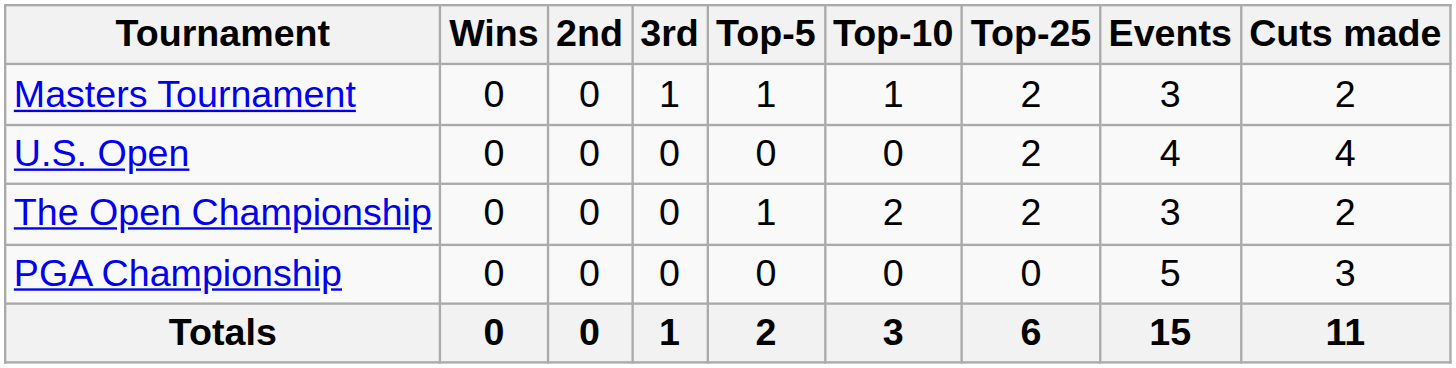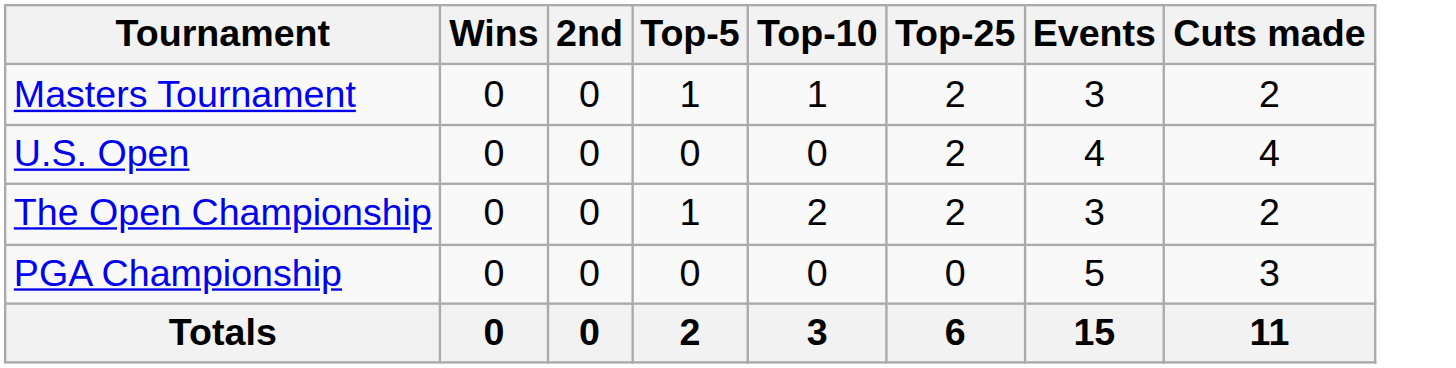- column: (669, 34)
